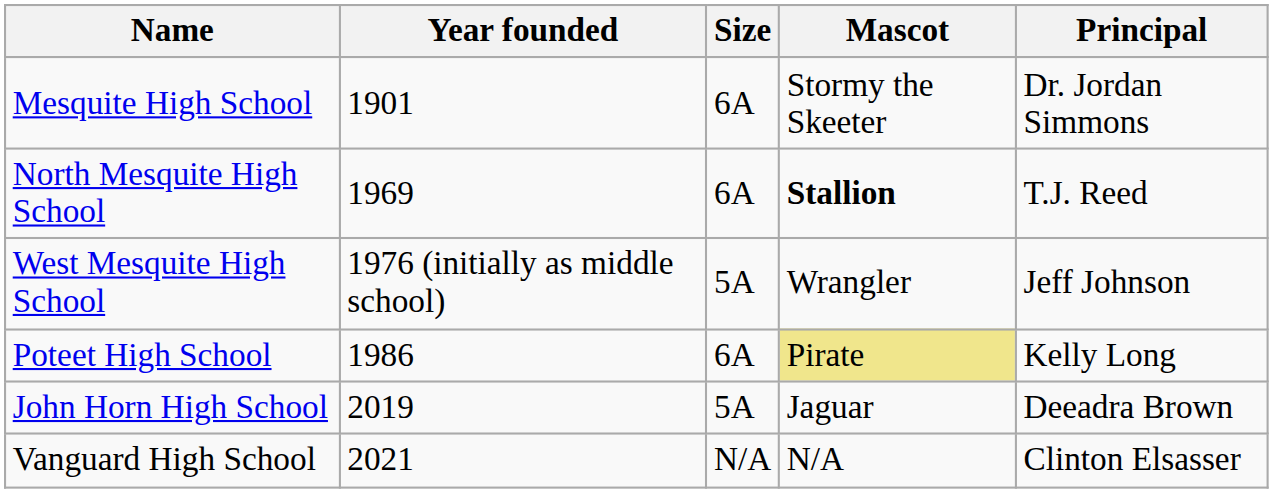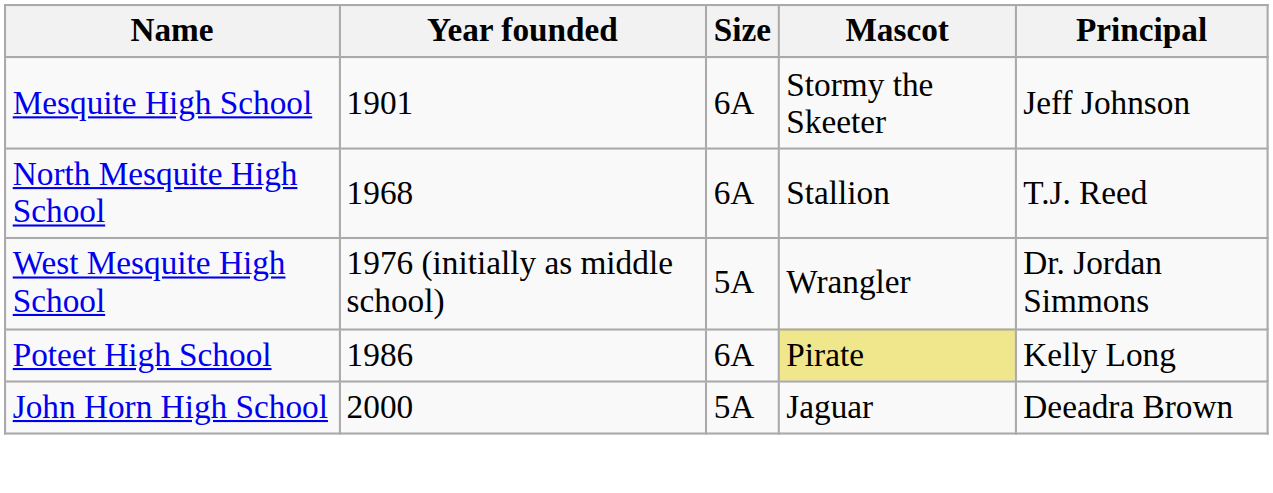(1093, 102) Dr. Jordan Simmons -> (1107, 102) Jeff Johnson
(381, 192) 1969 -> (380, 192) 1968
(841, 192) bold -> (838, 192) normal
(1107, 282) Jeff Johnson -> (1093, 282) Dr. Jordan Simmons
(381, 407) 2019 -> (380, 407) 2000
- row: (164, 459)
